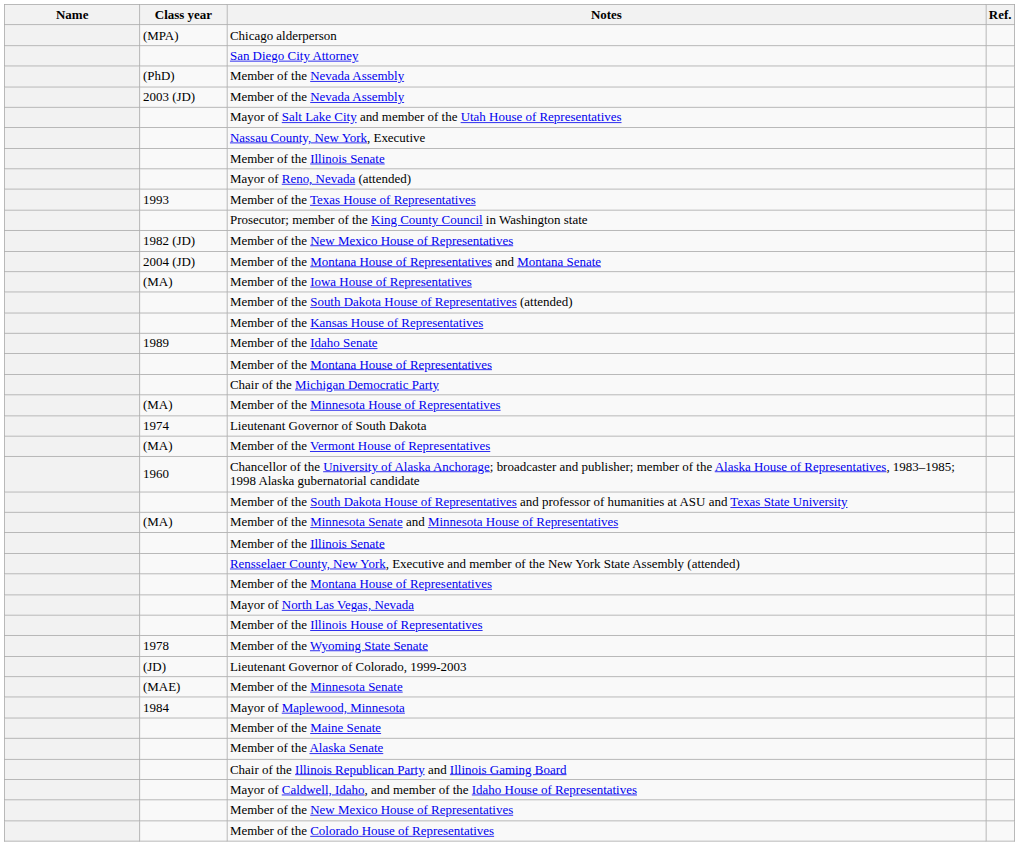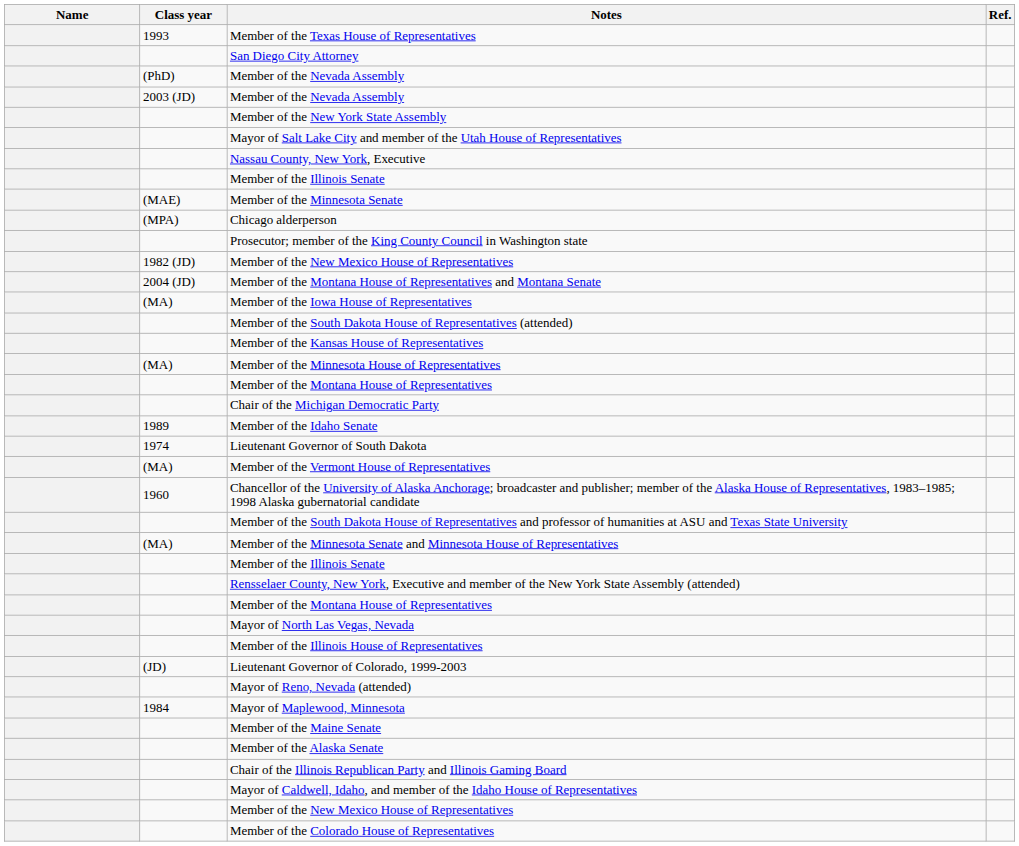rows swapped: (161, 35) <-> (156, 199)
+ row: (183, 117)
rows swapped: (162, 687) <-> (183, 179)
rows swapped: (156, 343) <-> (158, 405)
- row: (156, 645)
